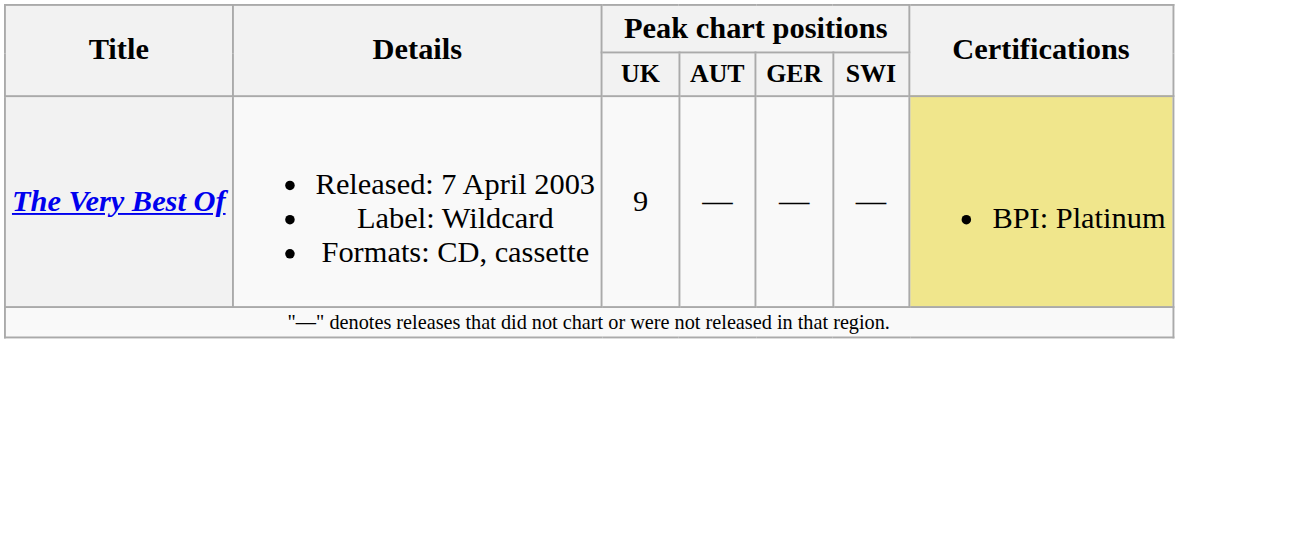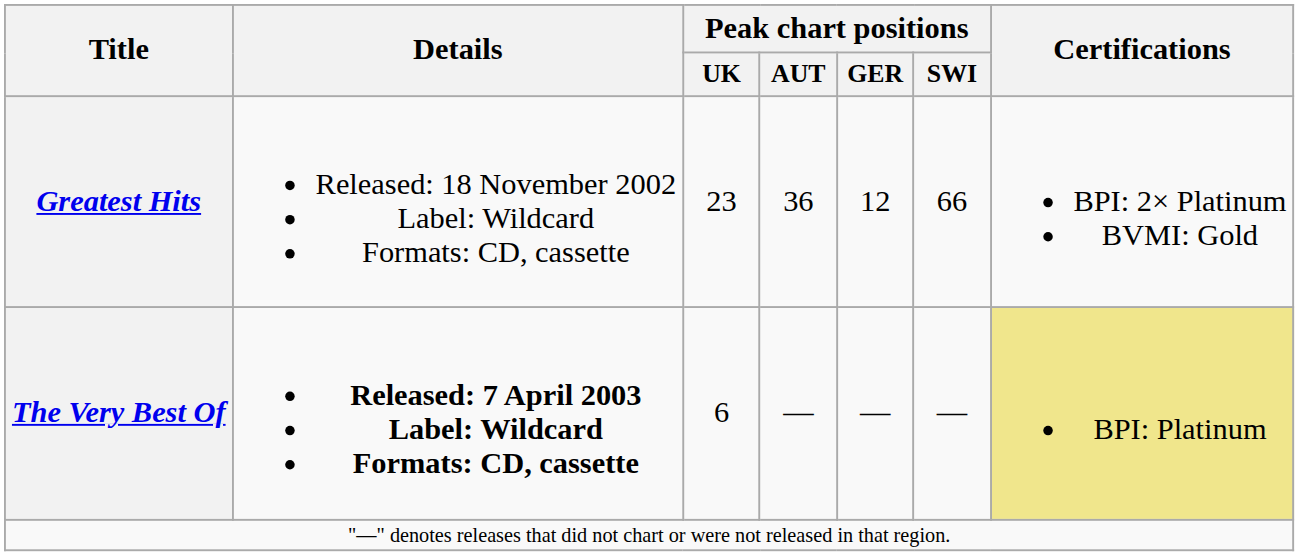+ row: (119, 201)
(417, 219) normal -> (458, 430) bold
(640, 201) 9 -> (722, 412) 6
